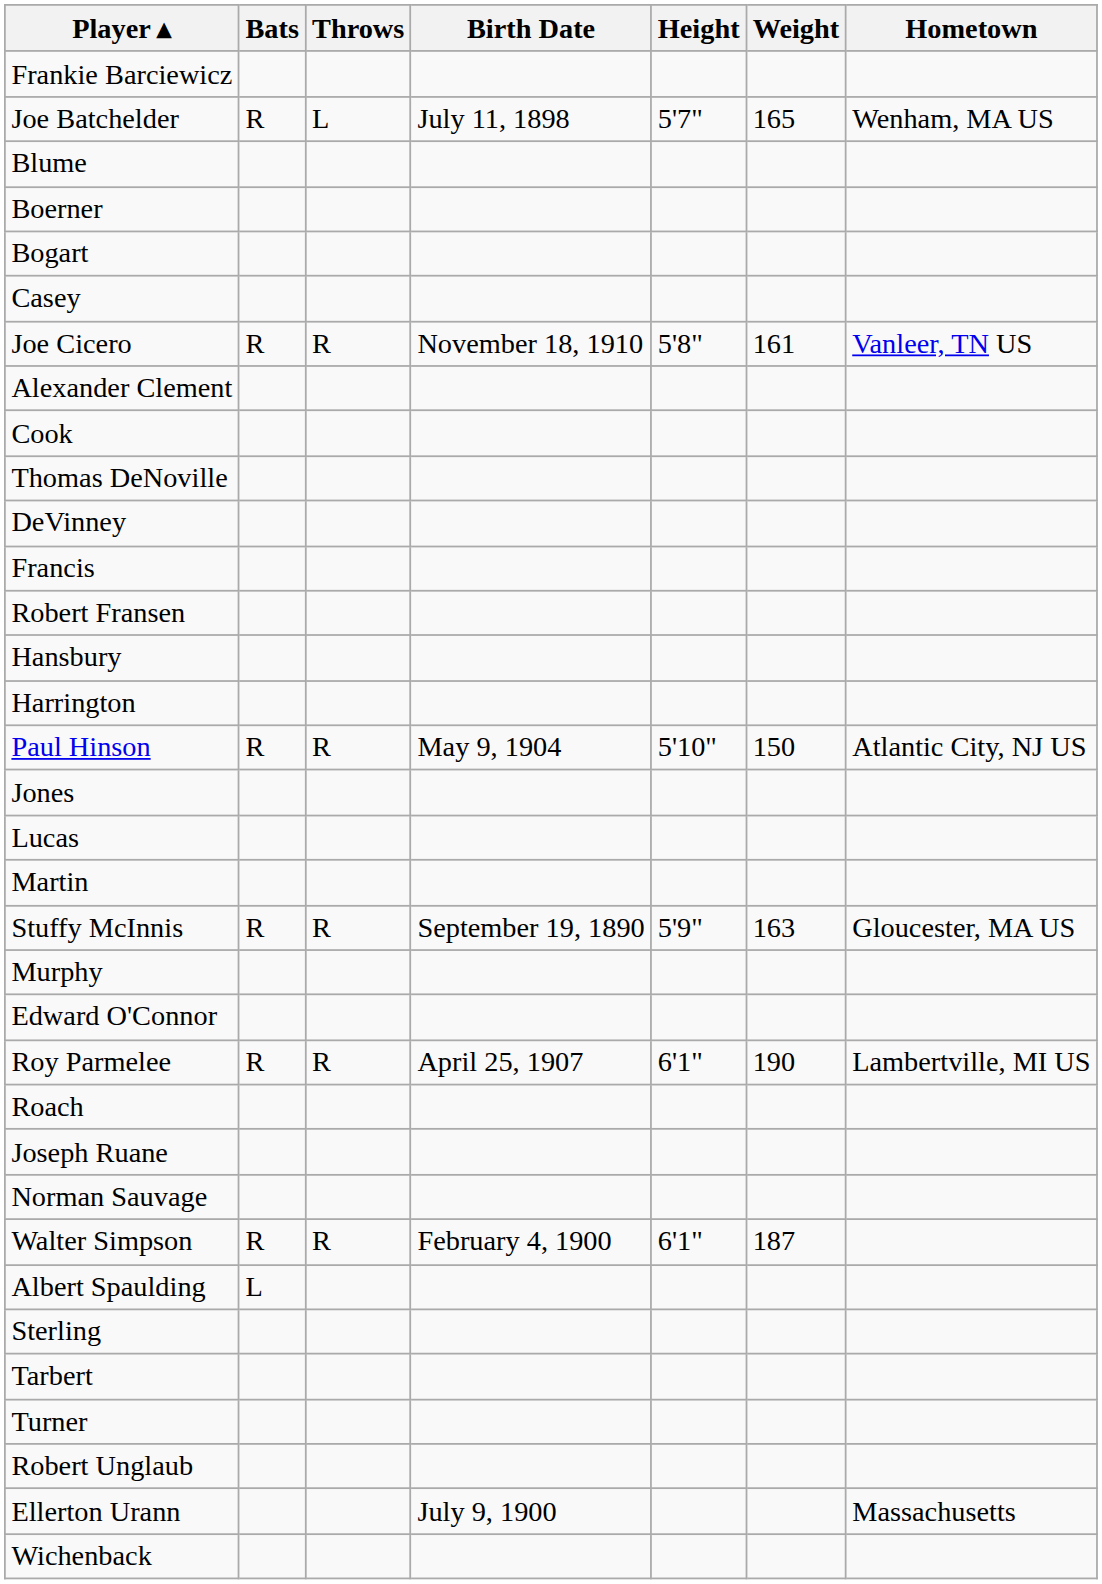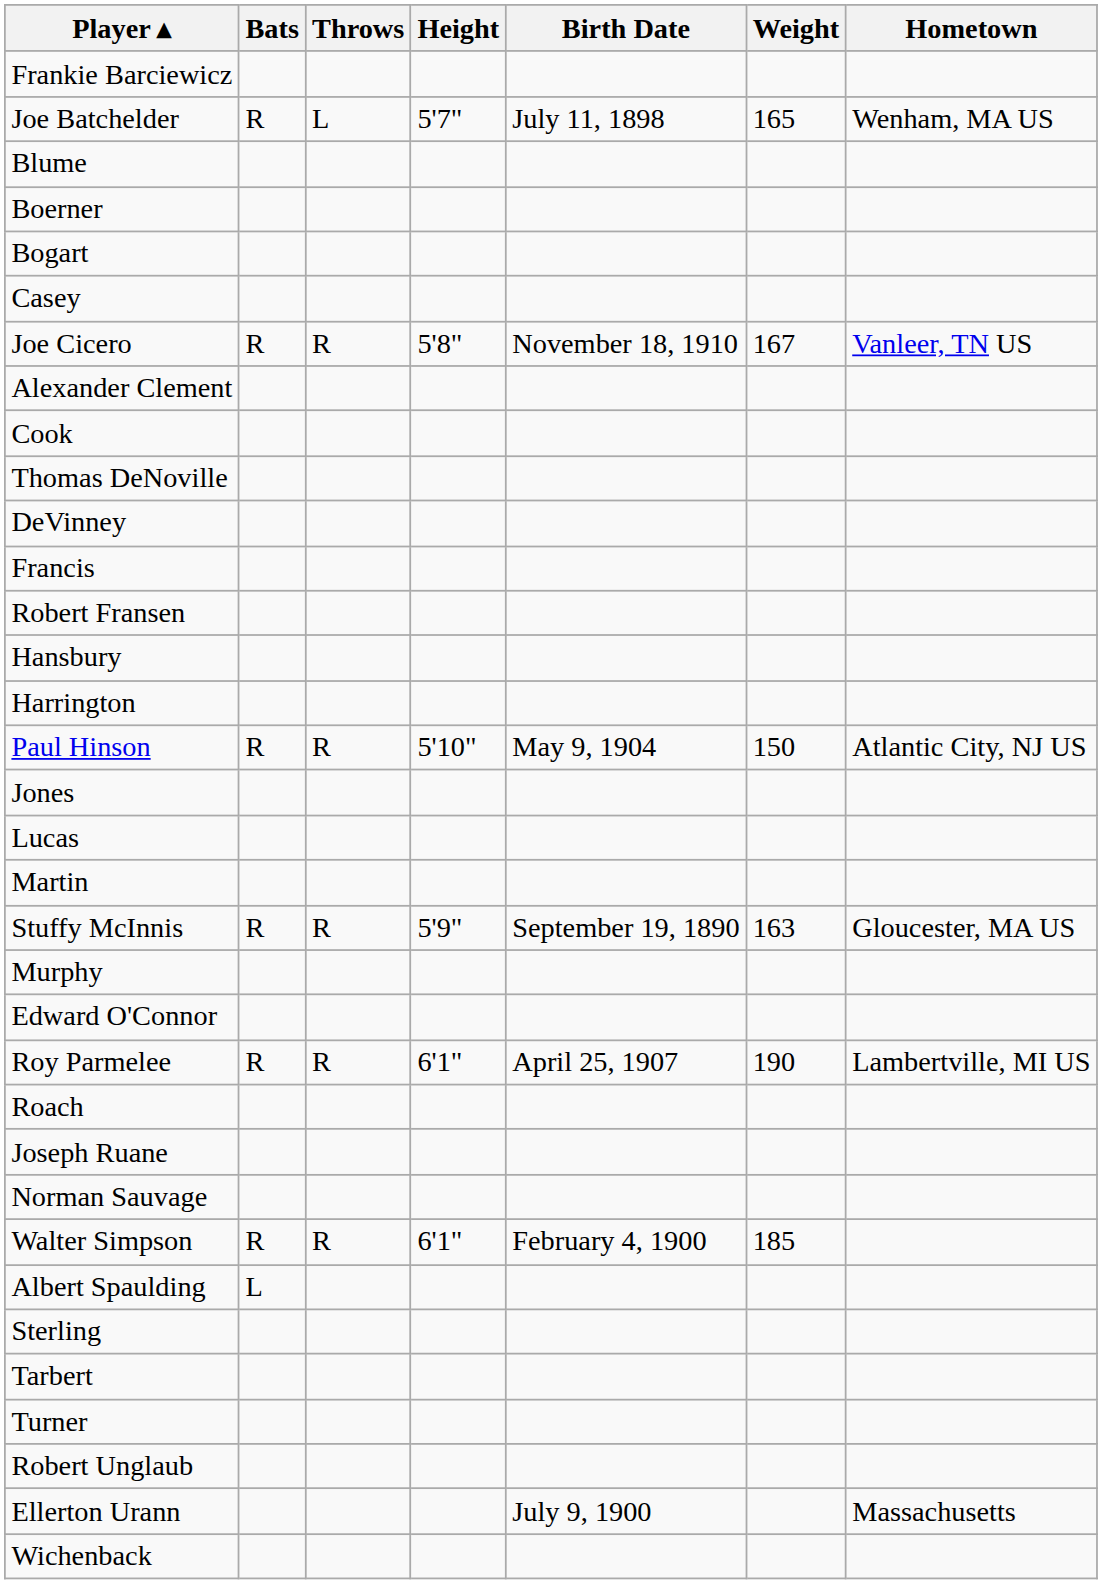columns swapped: (531, 27) <-> (699, 27)
(774, 343) 161 -> (774, 343) 167
(774, 1241) 187 -> (774, 1241) 185
